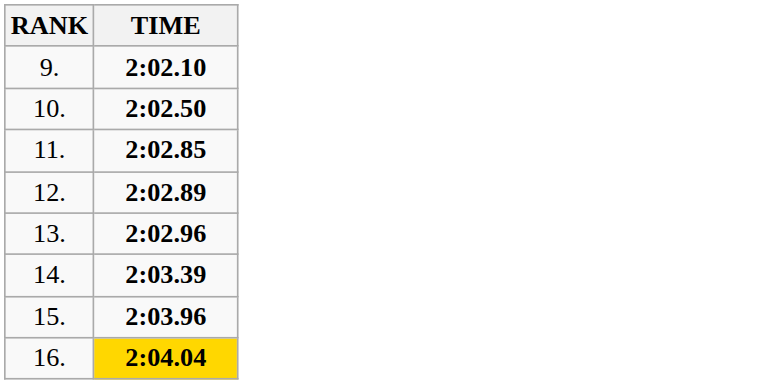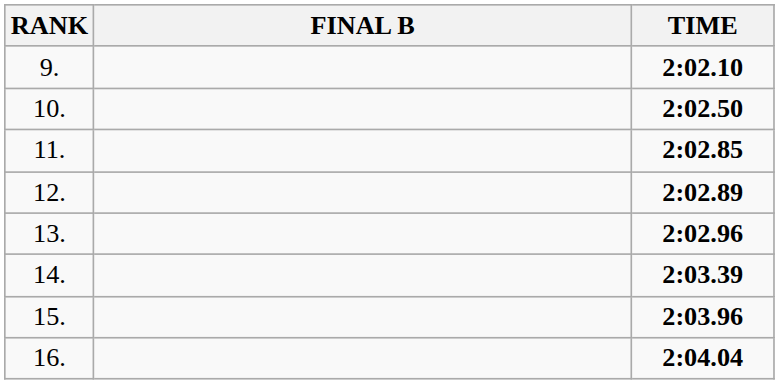+ column: (363, 25)
(166, 358) gold background -> (703, 358) no background
